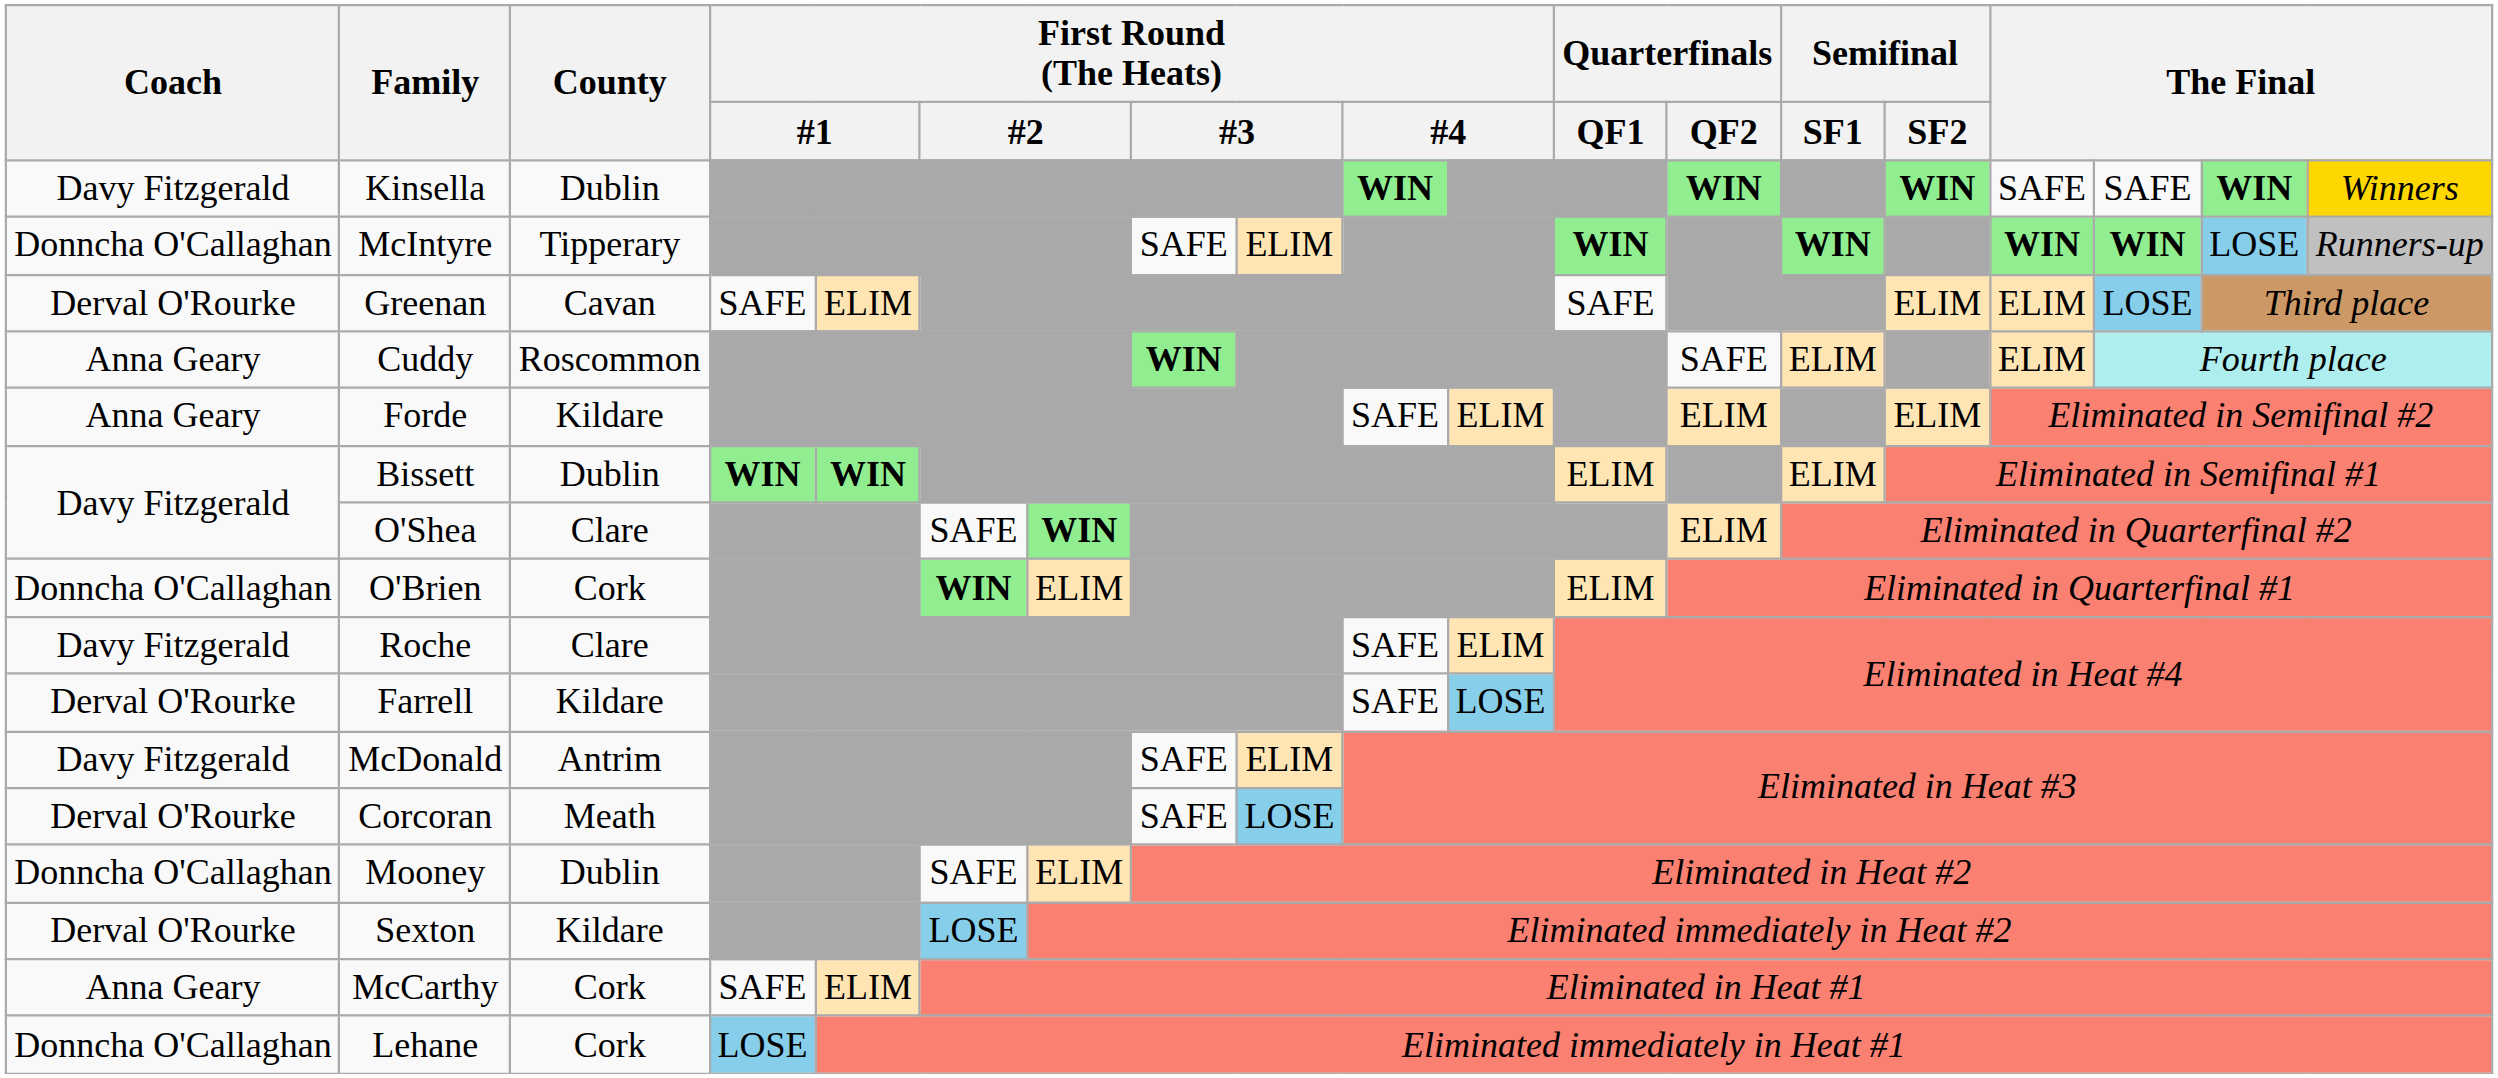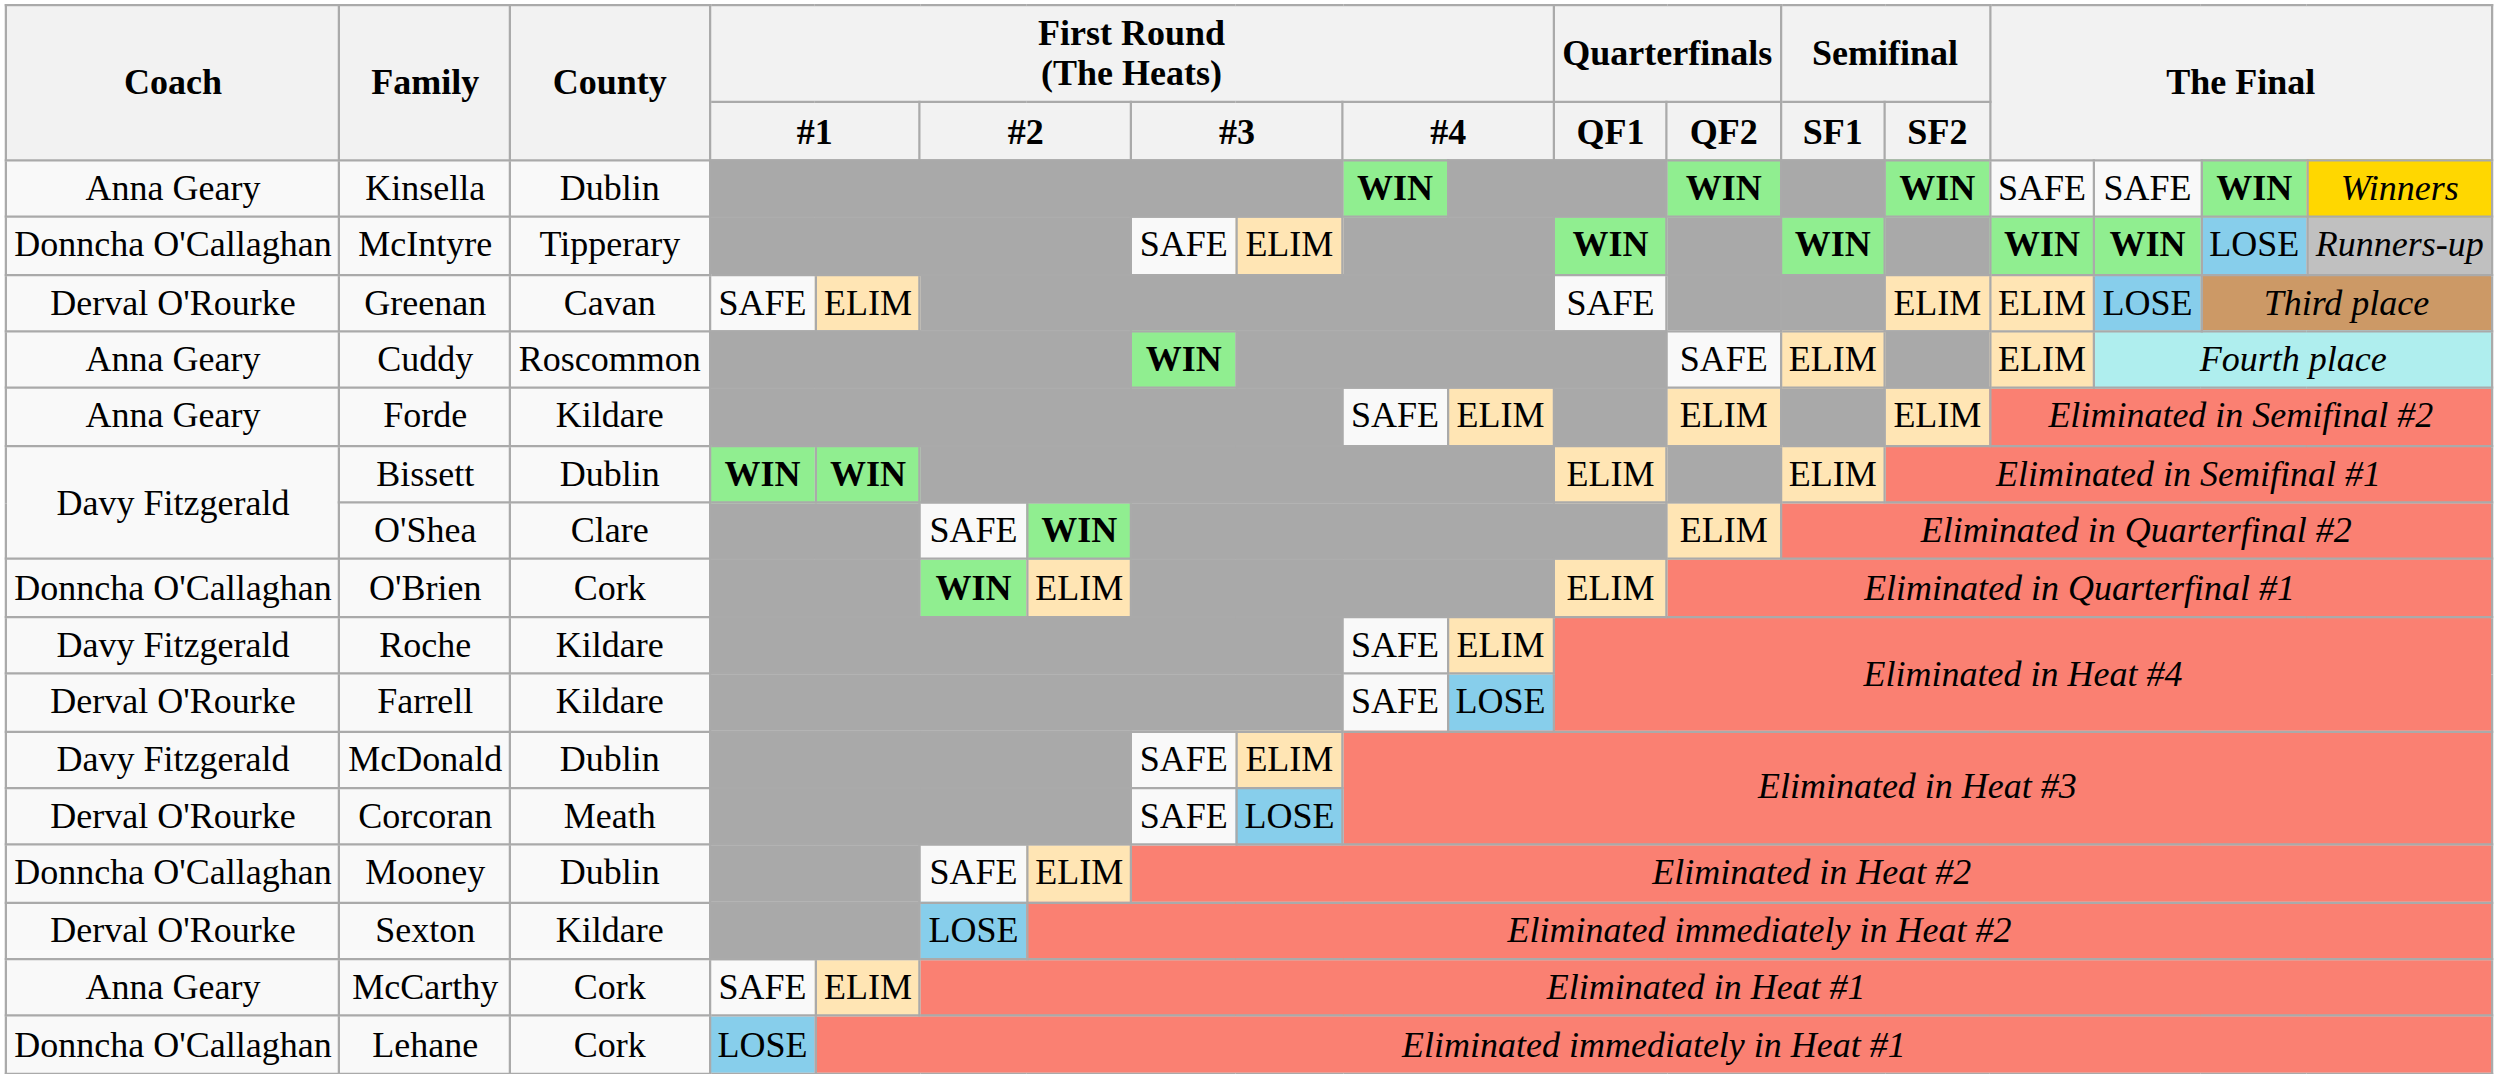(173, 187) Davy Fitzgerald -> (173, 187) Anna Geary
(610, 644) Clare -> (610, 644) Kildare
(610, 758) Antrim -> (610, 758) Dublin
